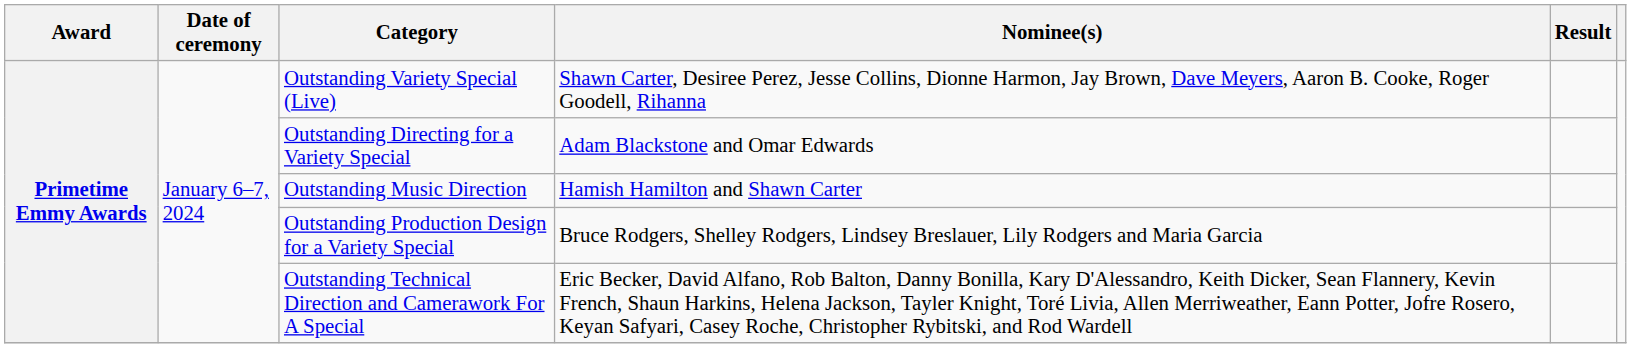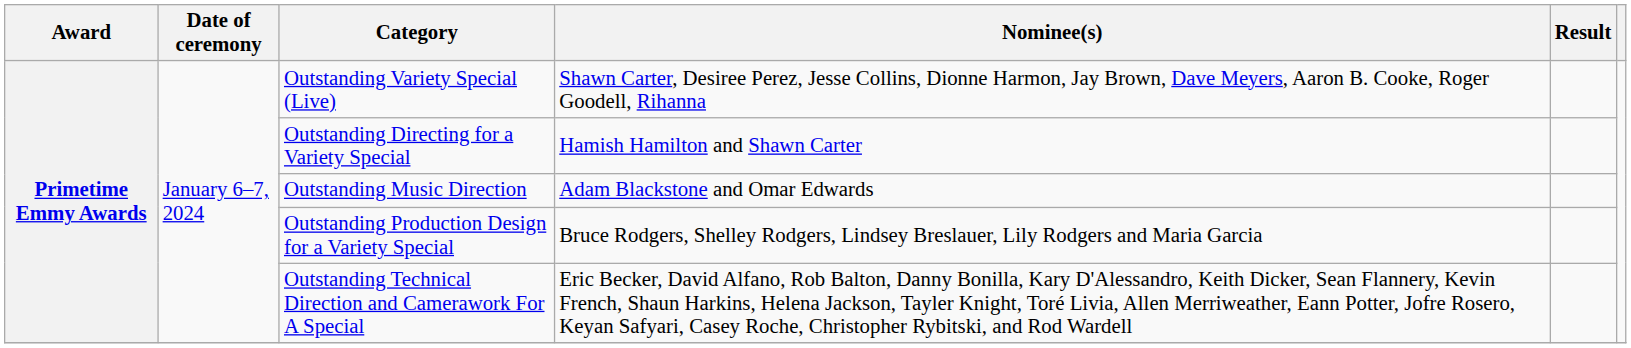(716, 145) Adam Blackstone and Omar Edwards -> (711, 145) Hamish Hamilton and Shawn Carter
(711, 190) Hamish Hamilton and Shawn Carter -> (716, 190) Adam Blackstone and Omar Edwards
